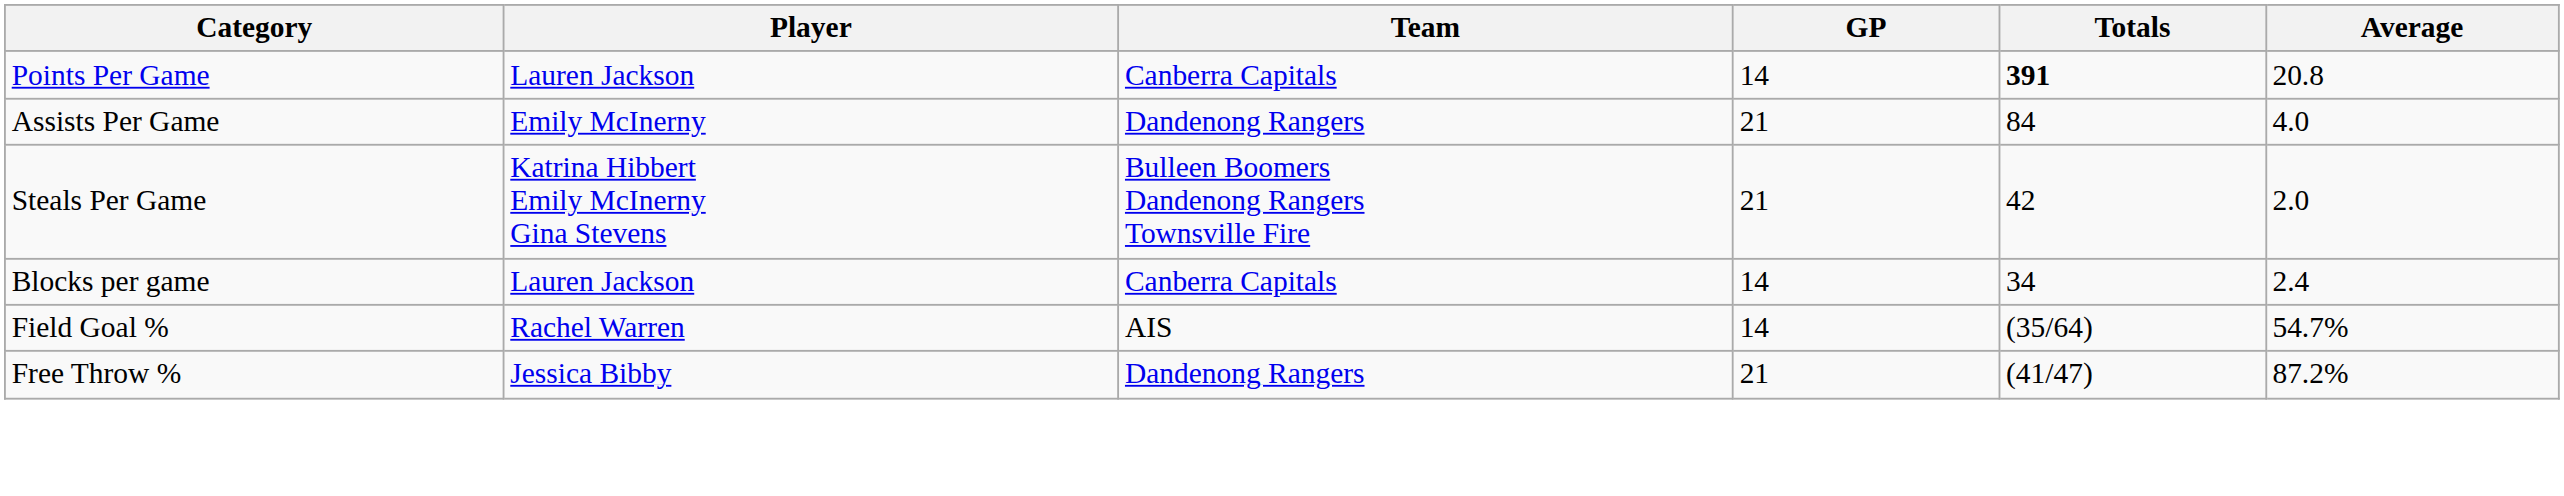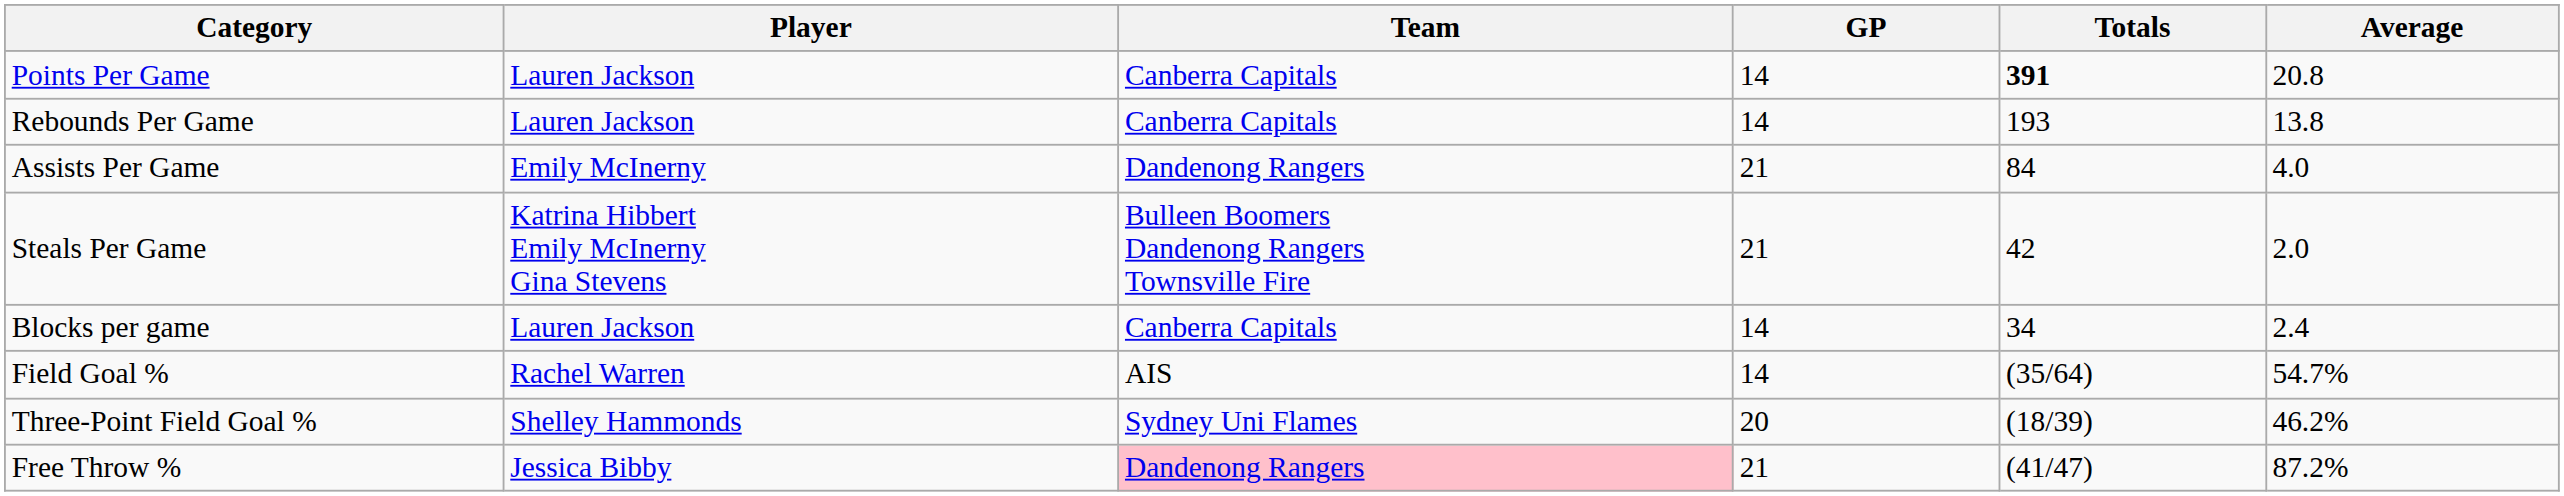+ row: (133, 121)
+ row: (164, 420)
(1245, 374) no background -> (1245, 467) pink background
